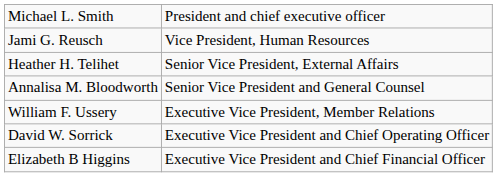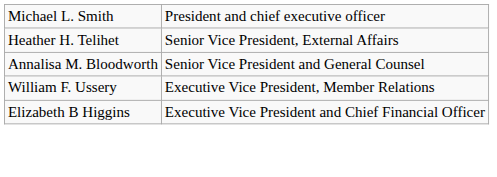- row: (55, 40)
- row: (60, 135)
